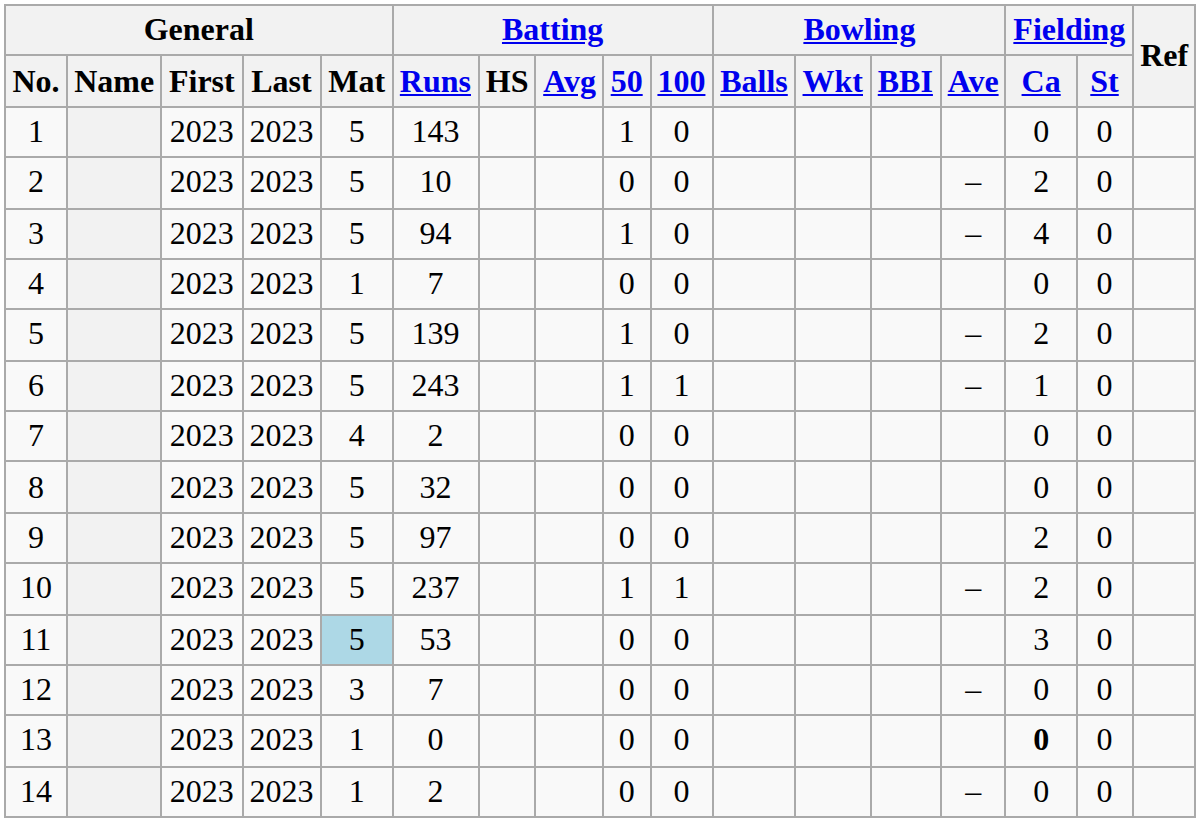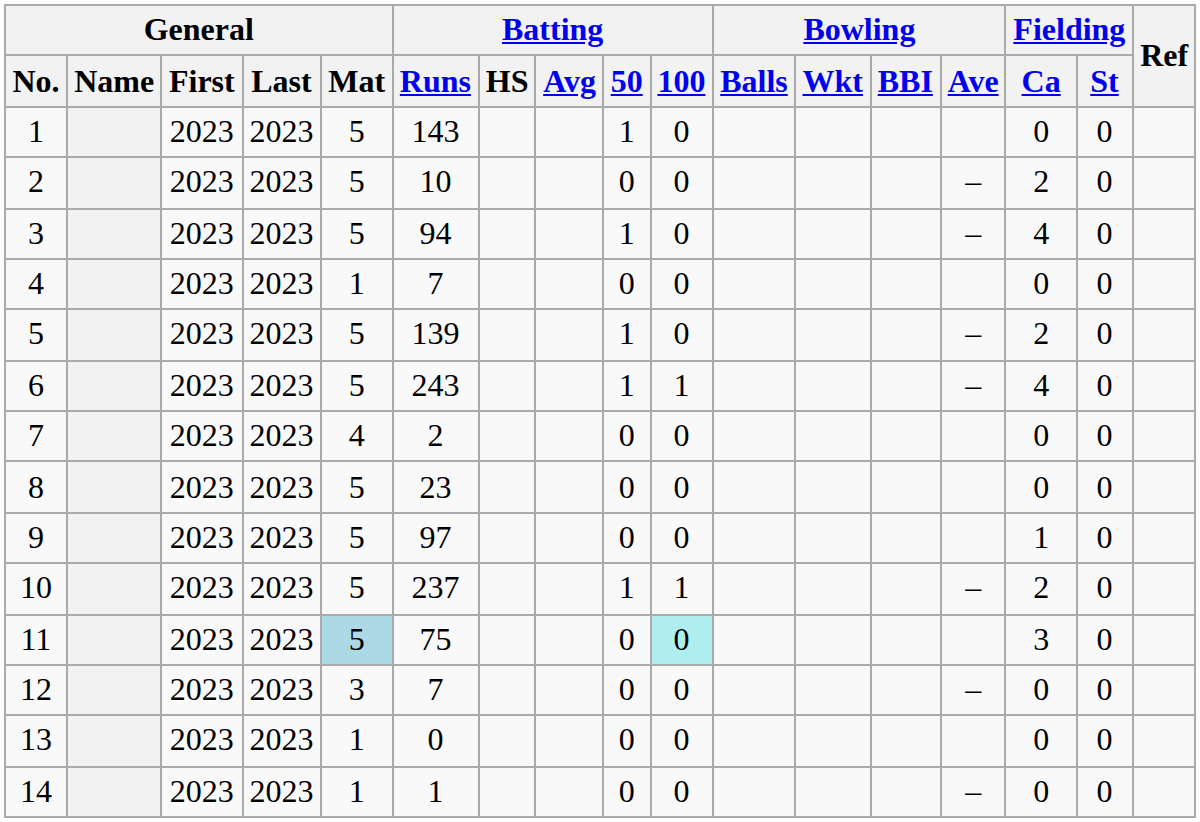(1041, 385) 1 -> (1041, 385) 4
(435, 486) 32 -> (435, 486) 23
(1041, 537) 2 -> (1041, 537) 1
(435, 638) 53 -> (435, 638) 75
(681, 638) no background -> (681, 638) paleturquoise background
(1041, 740) bold -> (1041, 740) normal
(435, 791) 2 -> (435, 791) 1
